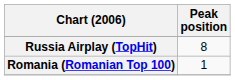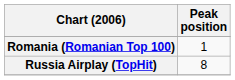rows swapped: (91, 65) <-> (91, 46)
